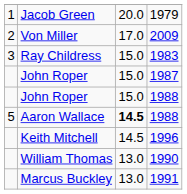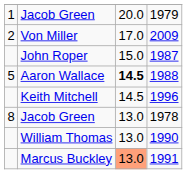- row: (61, 55)
- row: (54, 96)
+ row: (58, 117)
(131, 179) no background -> (131, 158) lightsalmon background
